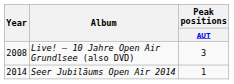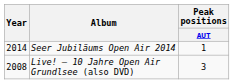rows swapped: (96, 53) <-> (103, 72)
